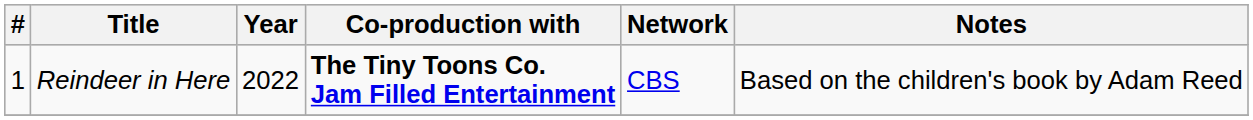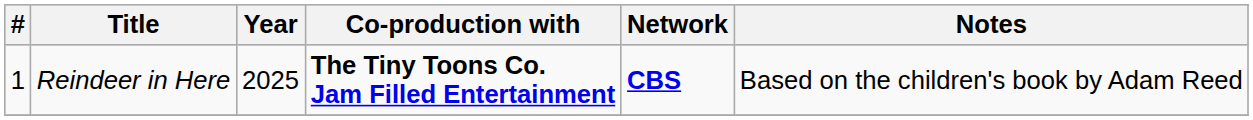(271, 79) 2022 -> (271, 79) 2025
(653, 79) normal -> (654, 79) bold
